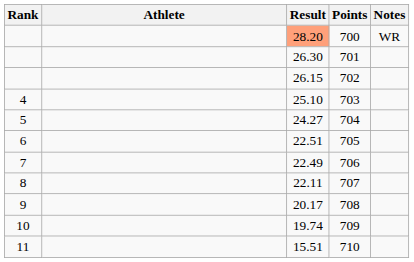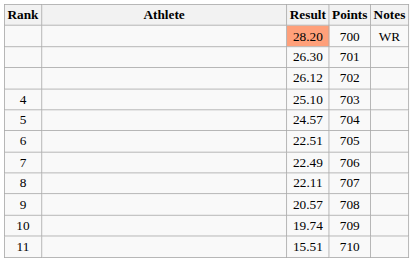(308, 78) 26.15 -> (308, 78) 26.12
(308, 120) 24.27 -> (308, 120) 24.57
(308, 204) 20.17 -> (308, 204) 20.57
